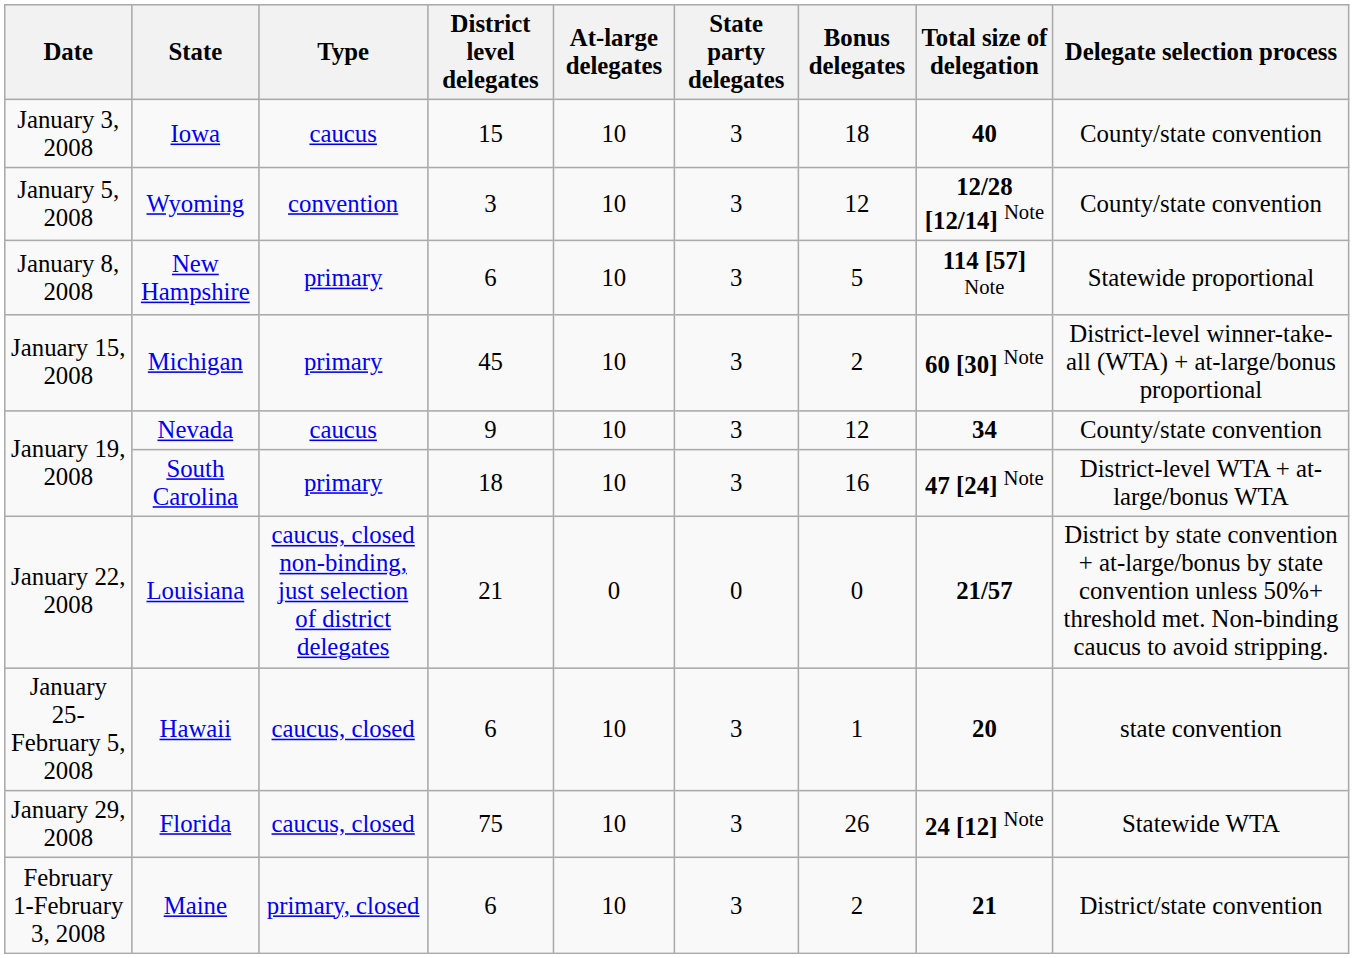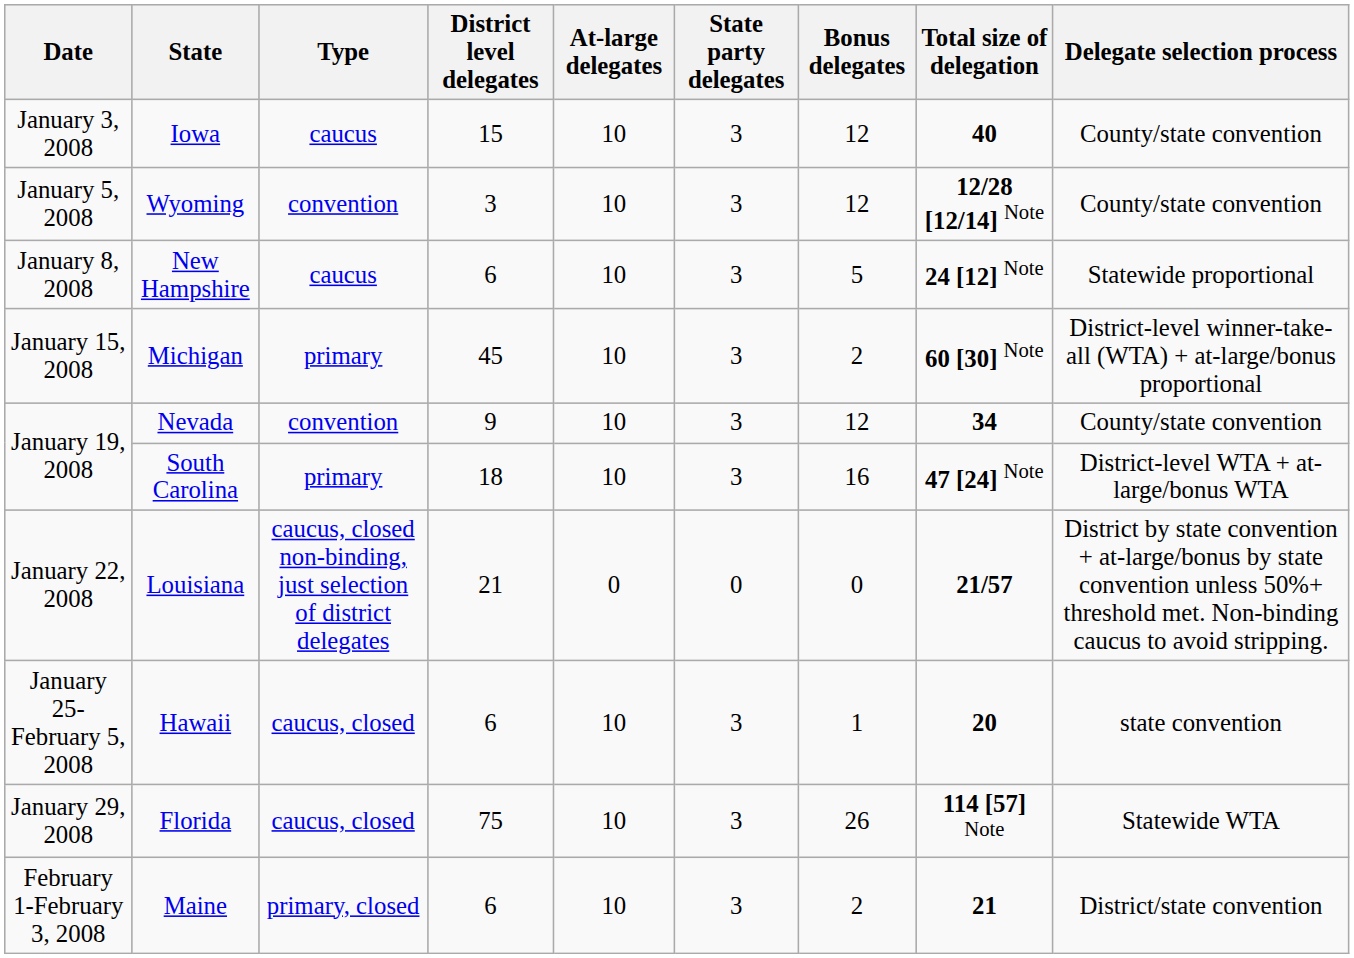(857, 133) 18 -> (857, 133) 12
(343, 277) primary -> (343, 274) caucus
(984, 272) 114 [57] Note -> (984, 274) 24 [12] Note
(343, 429) caucus -> (343, 422) convention
(984, 824) 24 [12] Note -> (984, 815) 114 [57] Note
